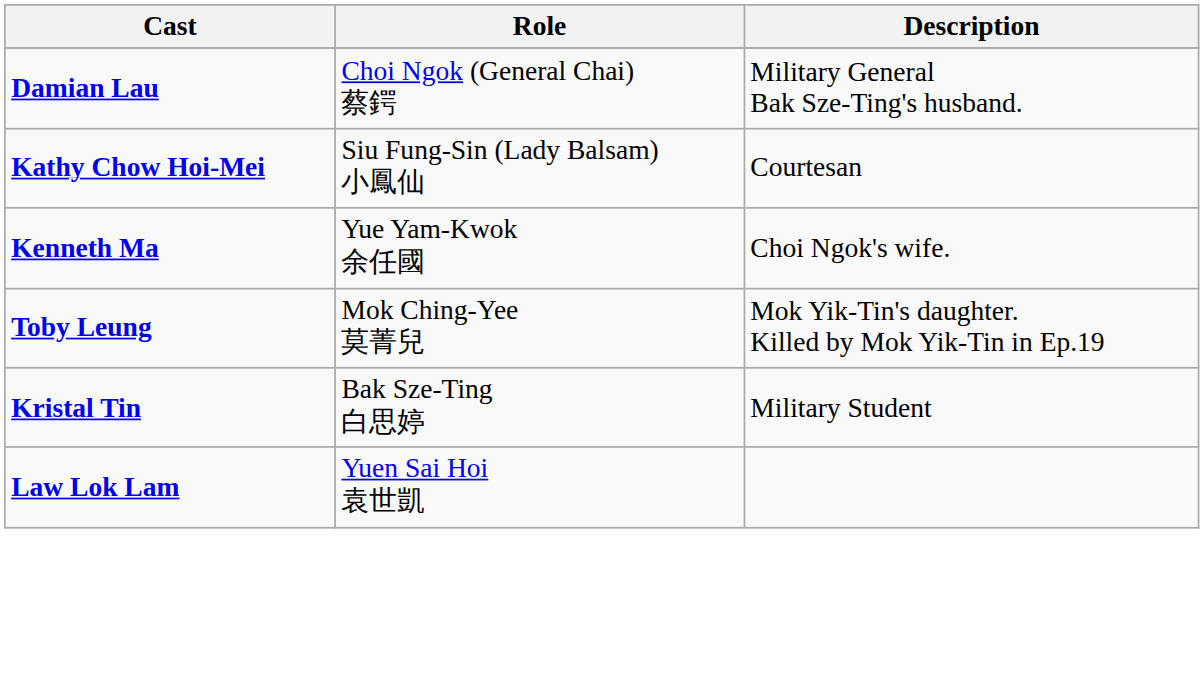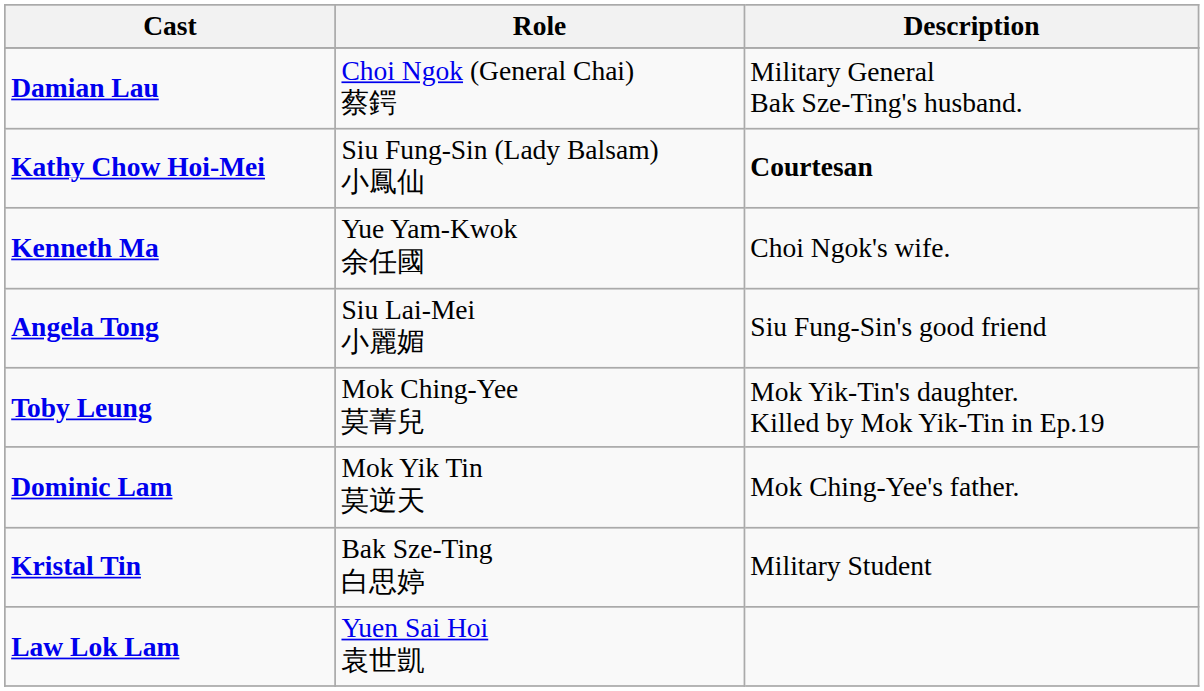(806, 167) normal -> (812, 167) bold
+ row: (85, 327)
+ row: (92, 486)
